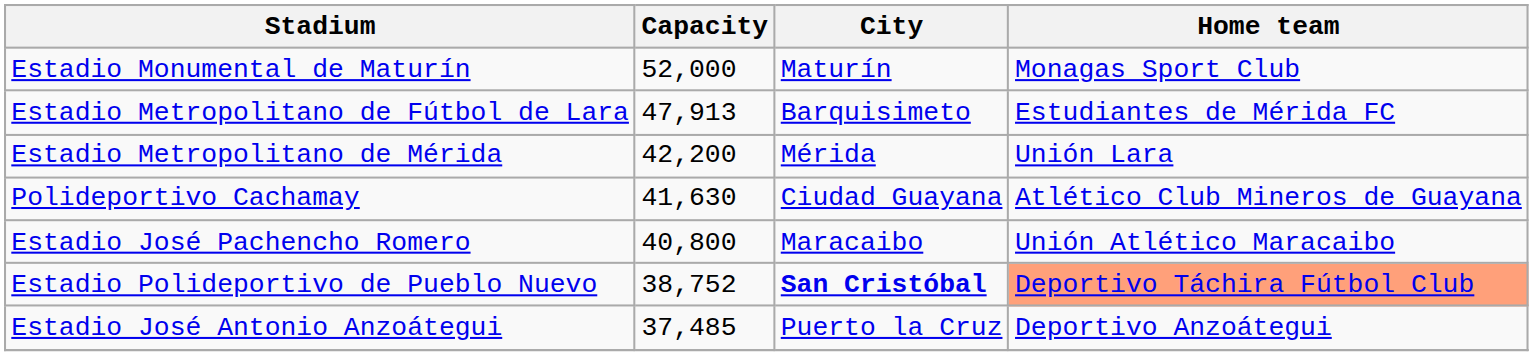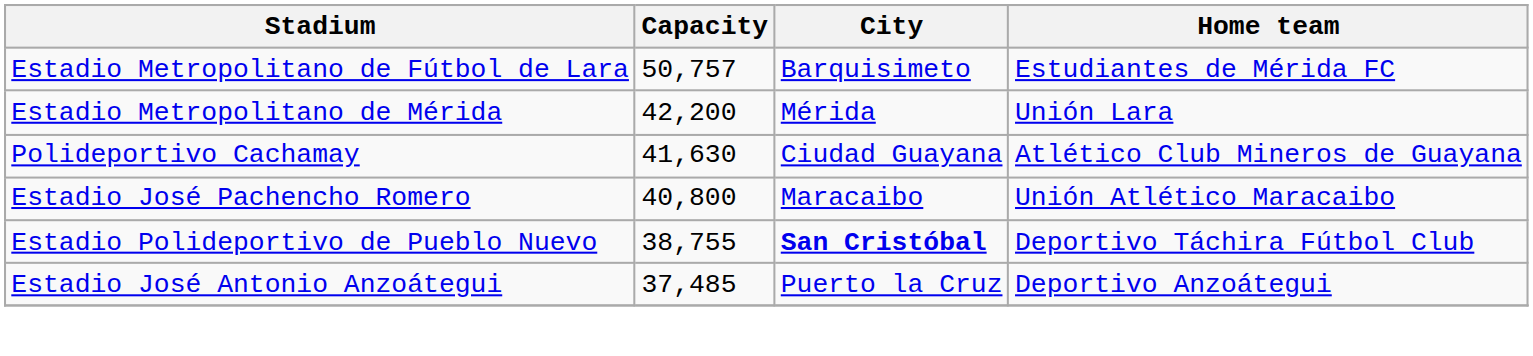- row: (241, 70)
(689, 113) 47,913 -> (689, 70) 50,757
(689, 285) 38,752 -> (689, 242) 38,755
(1245, 285) lightsalmon background -> (1245, 242) no background
